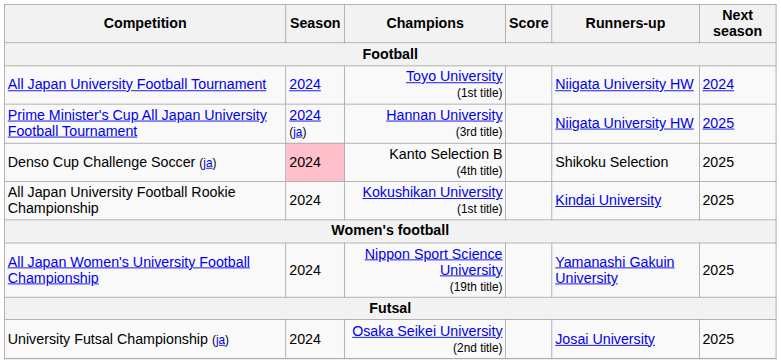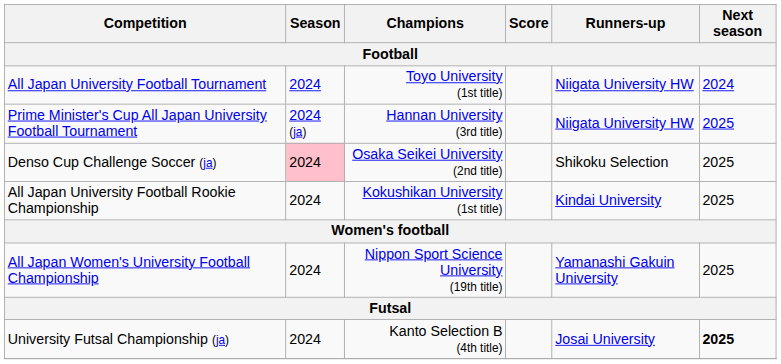(446, 162) Kanto Selection B (4th title) -> (427, 162) Osaka Seikei University (2nd title)
(427, 339) Osaka Seikei University (2nd title) -> (446, 339) Kanto Selection B (4th title)
(718, 339) normal -> (718, 339) bold
